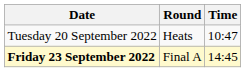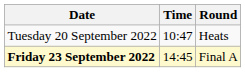columns swapped: (223, 14) <-> (182, 14)
